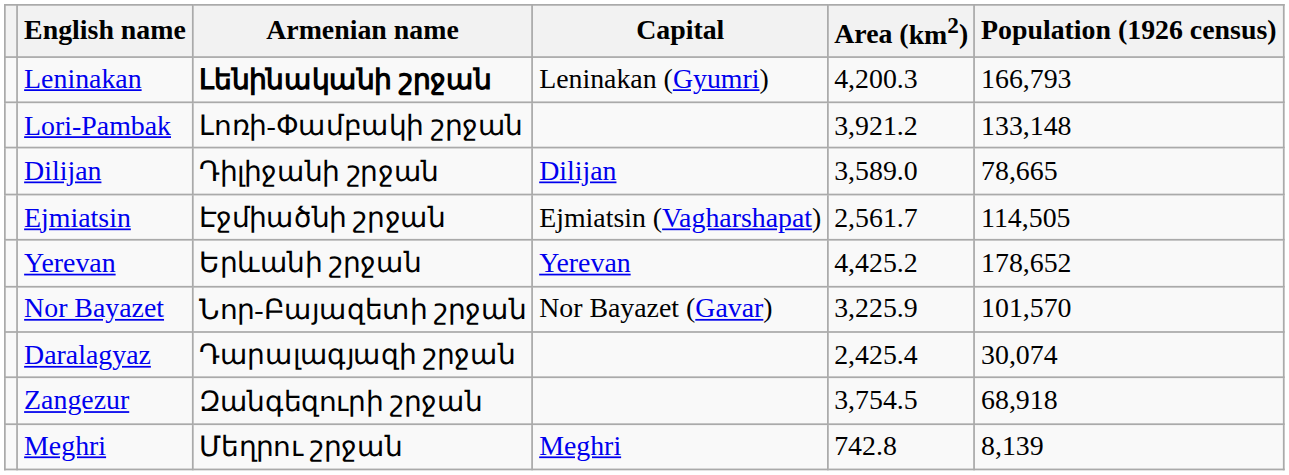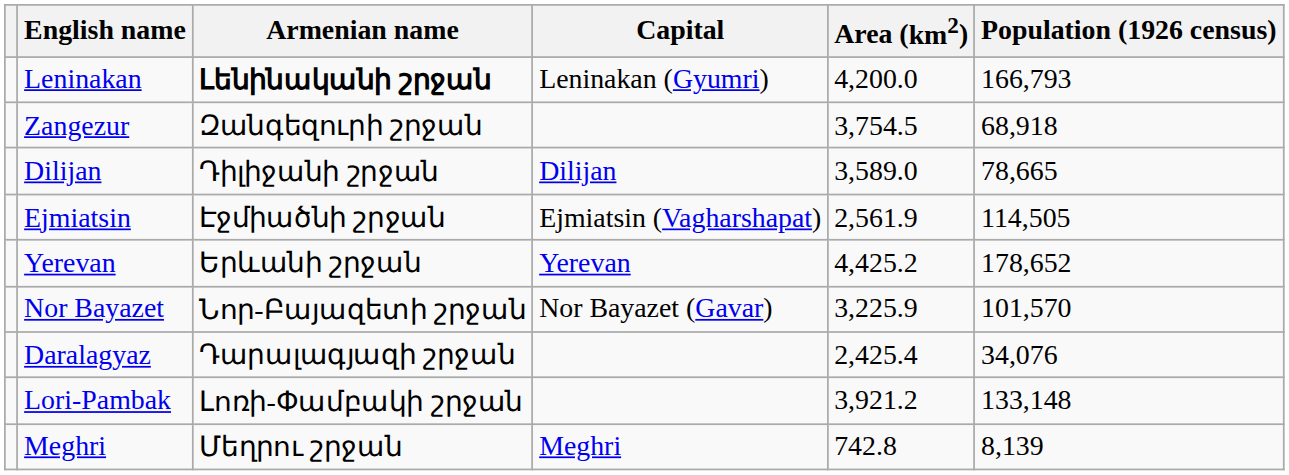(876, 79) 4,200.3 -> (876, 79) 4,200.0
rows swapped: (98, 125) <-> (77, 400)
(876, 216) 2,561.7 -> (876, 216) 2,561.9
(1019, 354) 30,074 -> (1019, 354) 34,076
